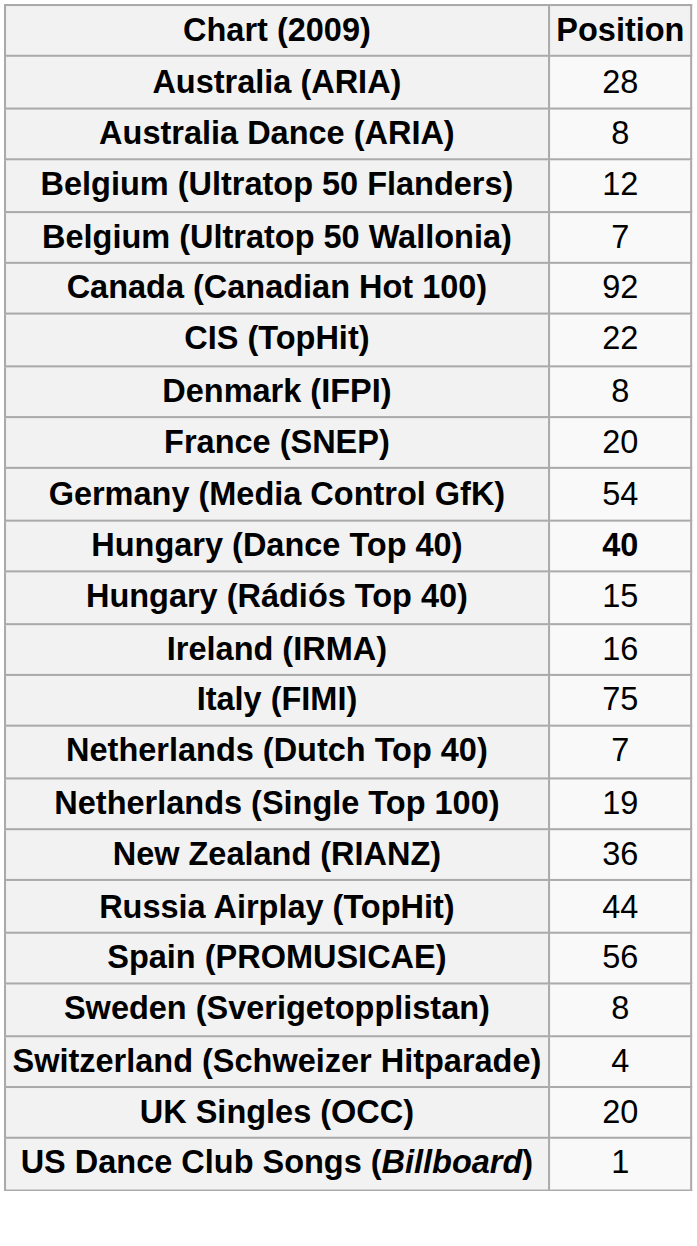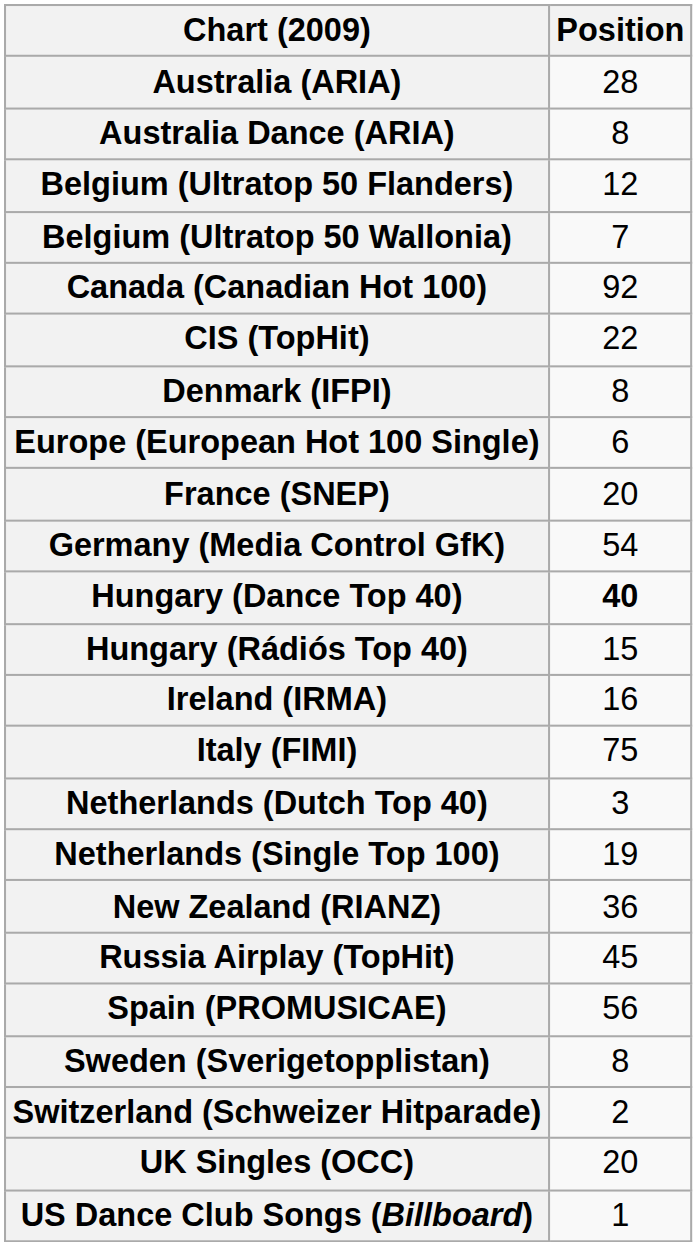+ row: (277, 442)
(620, 751) 7 -> (620, 802) 3
(620, 905) 44 -> (620, 957) 45
(620, 1060) 4 -> (620, 1111) 2
